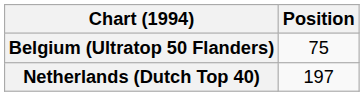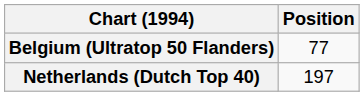(319, 47) 75 -> (319, 47) 77
